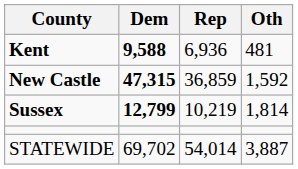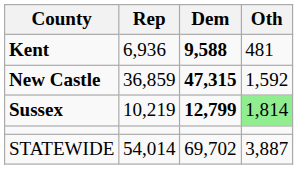columns swapped: (149, 19) <-> (210, 19)
(267, 110) no background -> (267, 110) lightgreen background
